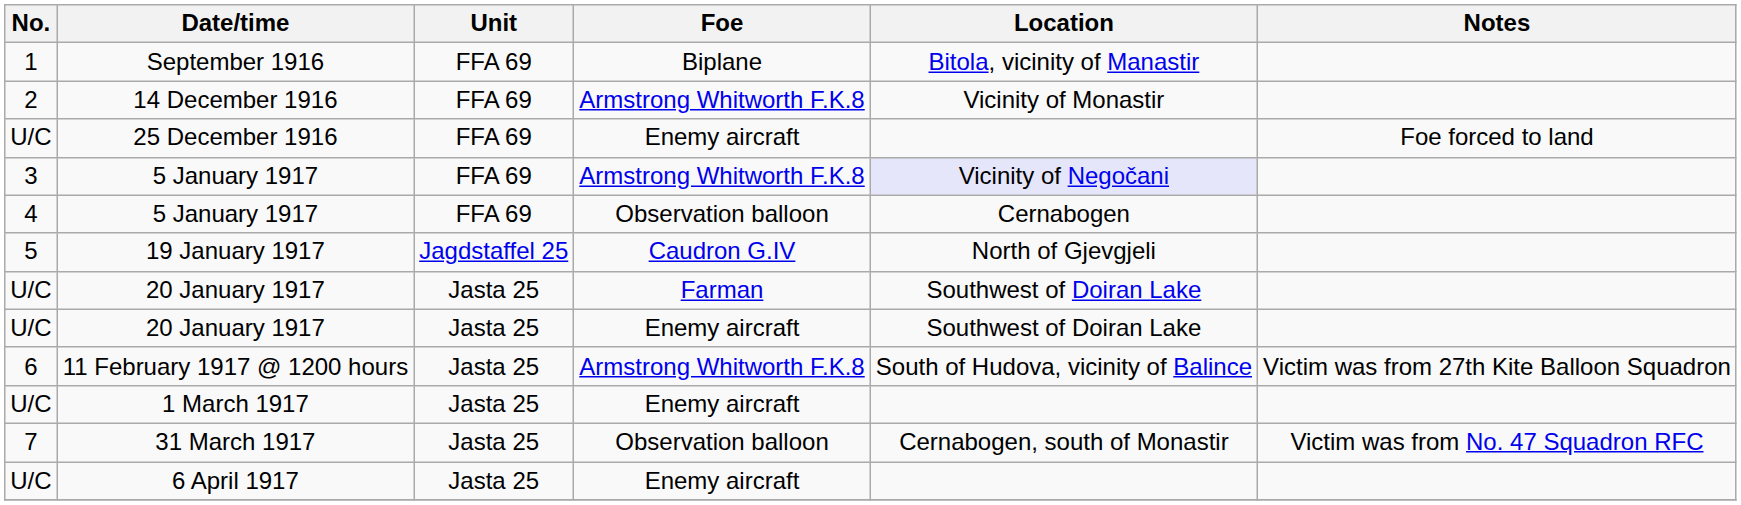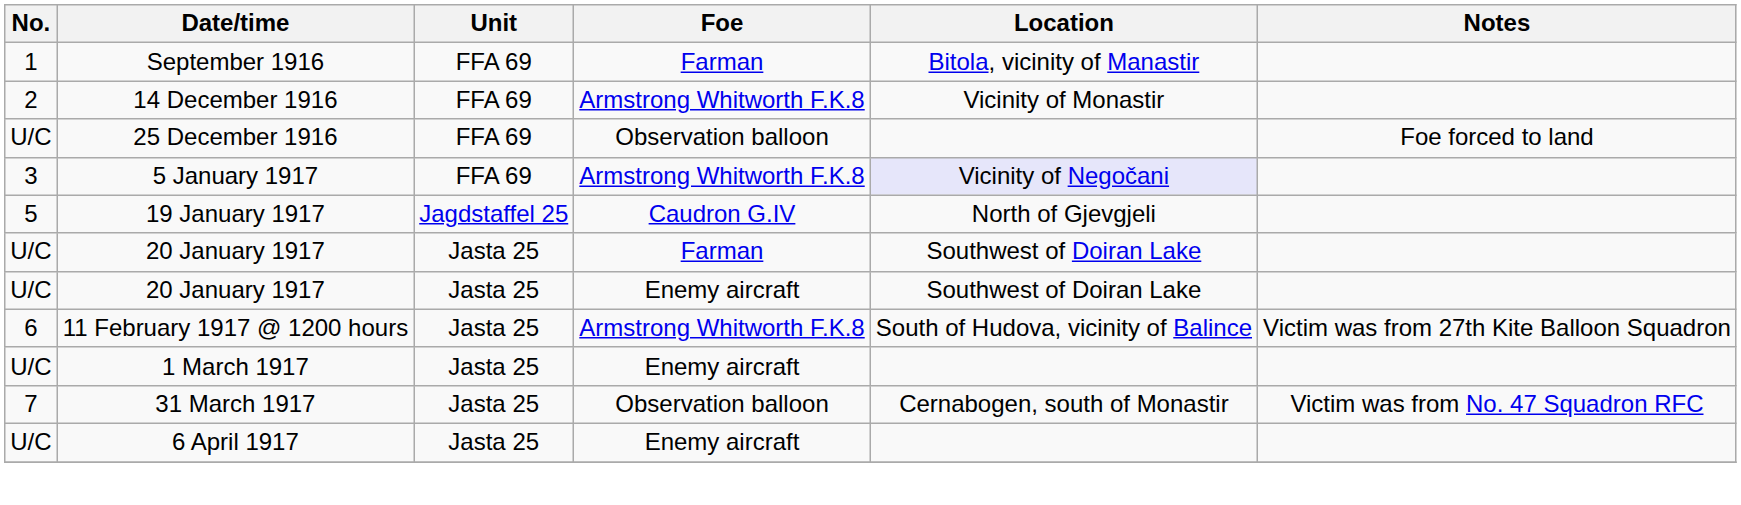(722, 61) Biplane -> (722, 61) Farman
(722, 137) Enemy aircraft -> (722, 137) Observation balloon
- row: (31, 213)
